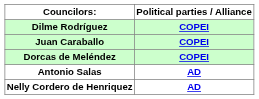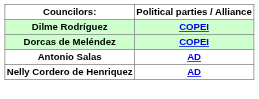- row: (70, 42)
